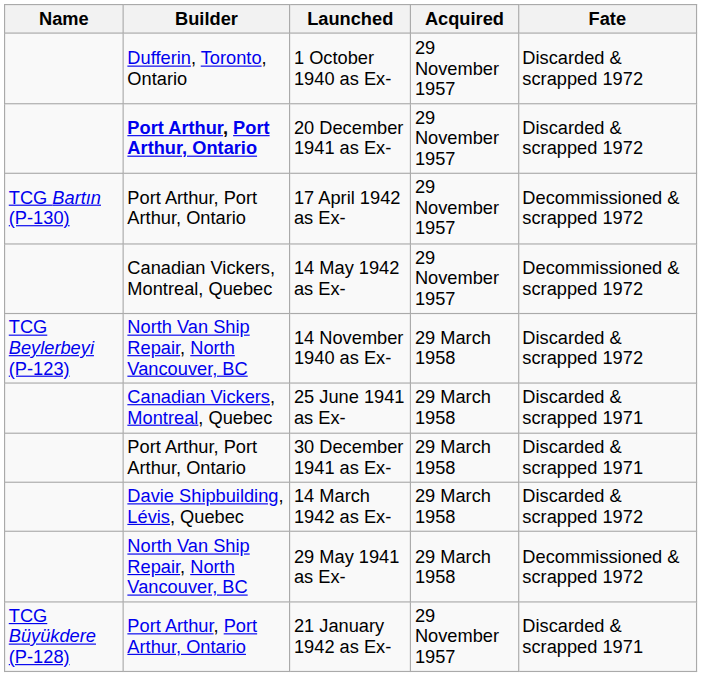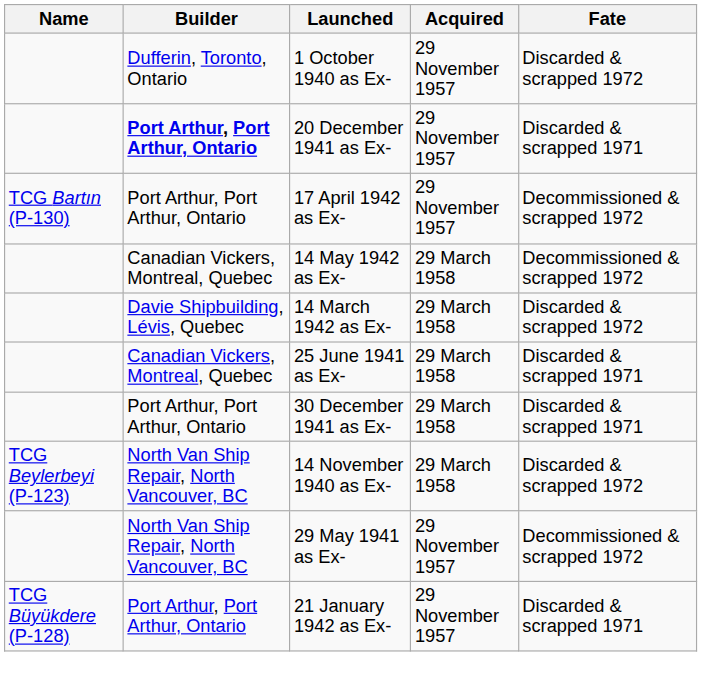(583, 138) Discarded & scrapped 1972 -> (583, 138) Discarded & scrapped 1971
(457, 278) 29 November 1957 -> (453, 268) 29 March 1958
rows swapped: (349, 348) <-> (343, 506)
(453, 566) 29 March 1958 -> (457, 546) 29 November 1957
